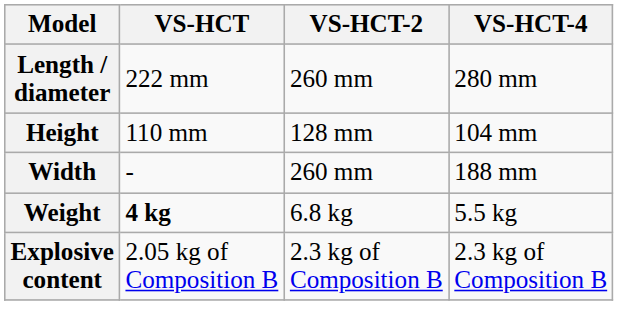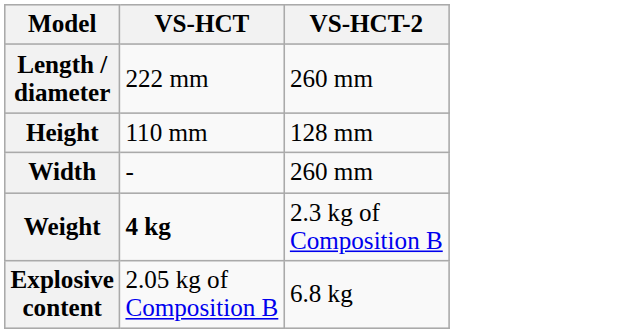- column: (531, 24)
(321, 212) 6.8 kg -> (366, 226) 2.3 kg of Composition B
(366, 266) 2.3 kg of Composition B -> (321, 294) 6.8 kg
